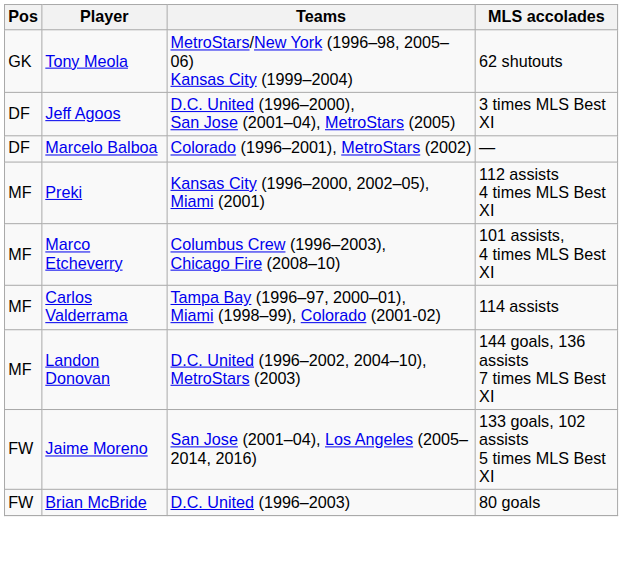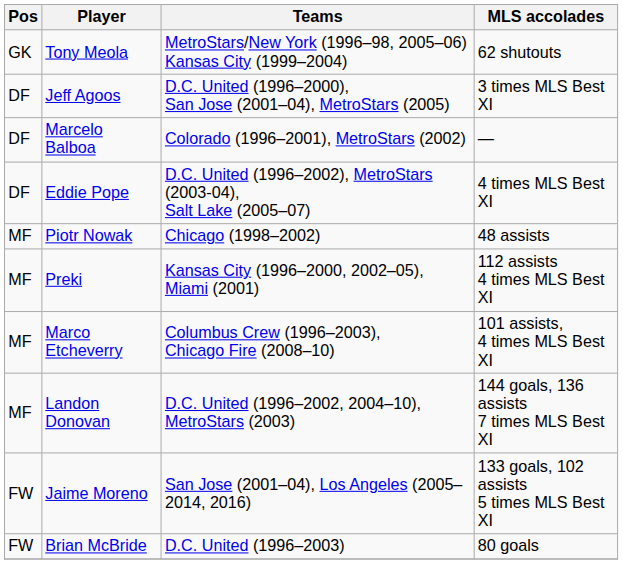+ row: (87, 192)
+ row: (89, 236)
- row: (86, 307)
